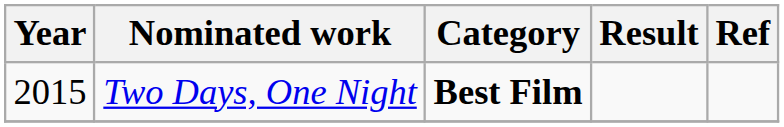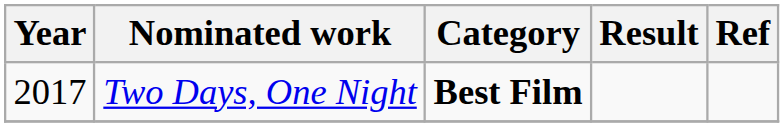(50, 91) 2015 -> (50, 91) 2017
